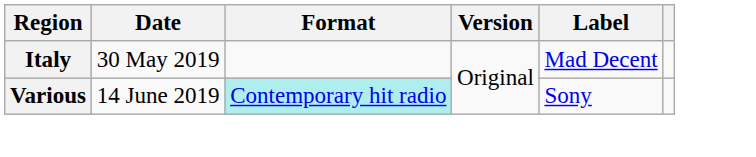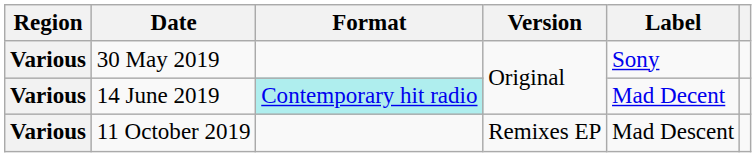(48, 59) Italy -> (48, 59) Various
(601, 59) Mad Decent -> (636, 59) Sony
(568, 95) Sony -> (669, 95) Mad Decent
+ row: (174, 132)
